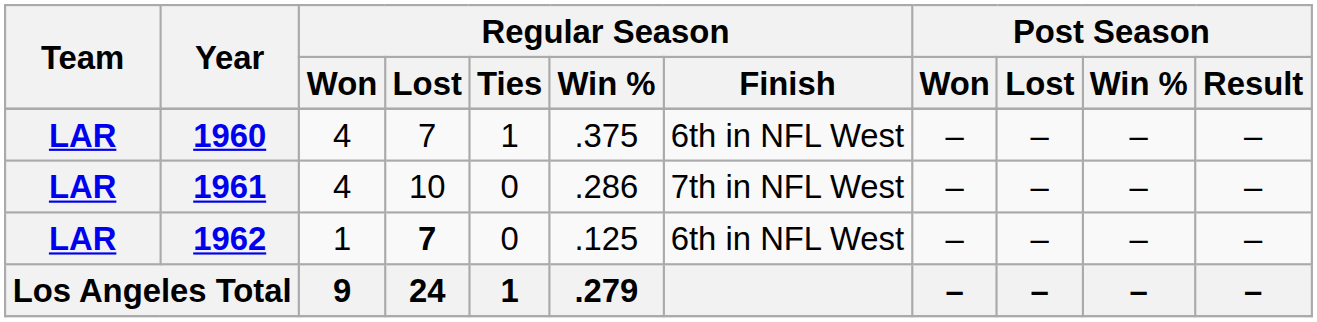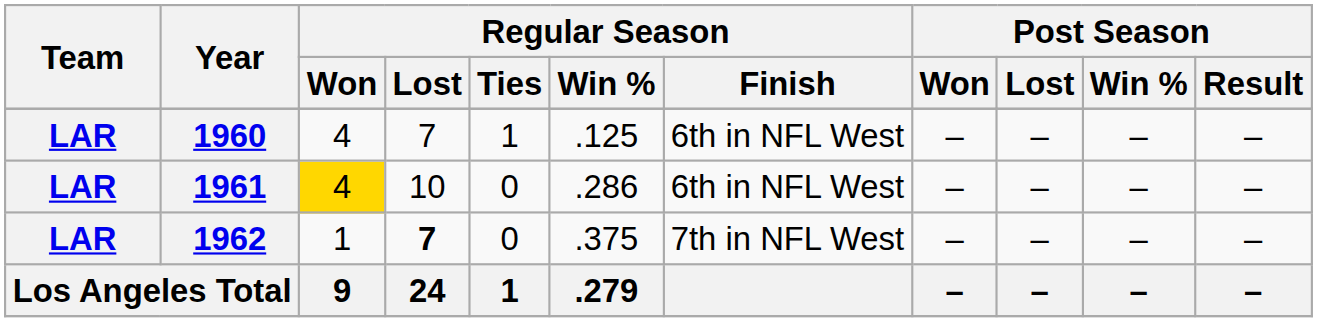(606, 135) .375 -> (606, 135) .125
(342, 187) no background -> (342, 187) gold background
(787, 187) 7th in NFL West -> (787, 187) 6th in NFL West
(606, 239) .125 -> (606, 239) .375
(787, 239) 6th in NFL West -> (787, 239) 7th in NFL West
